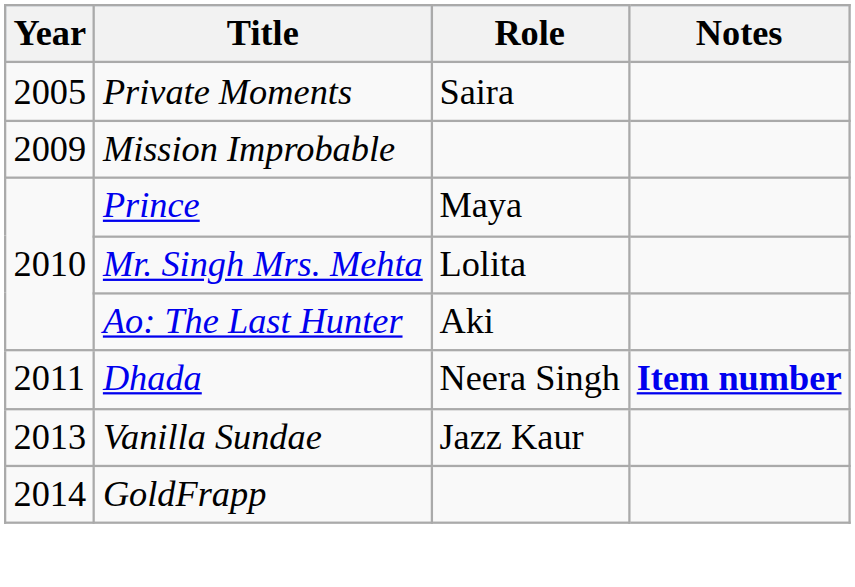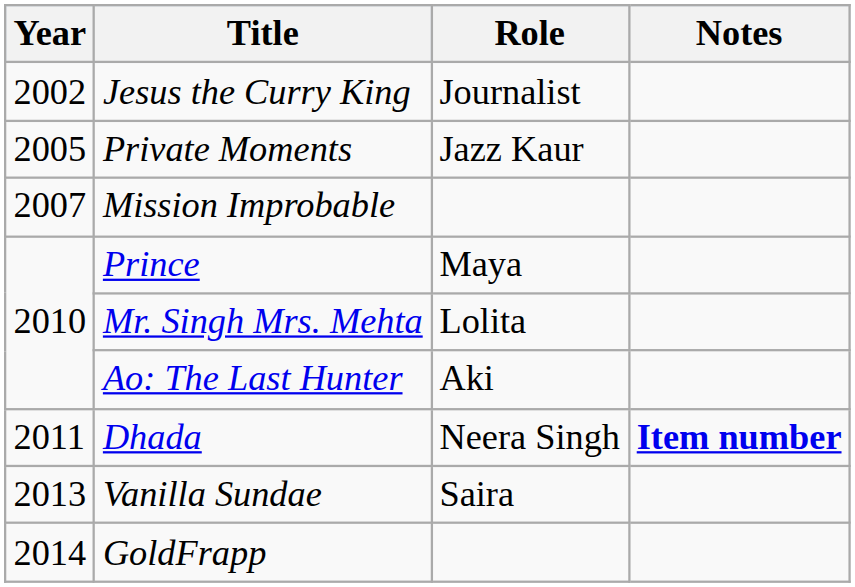+ row: (257, 90)
(477, 90) Saira -> (512, 148) Jazz Kaur
(50, 148) 2009 -> (50, 206) 2007
(512, 436) Jazz Kaur -> (477, 494) Saira
